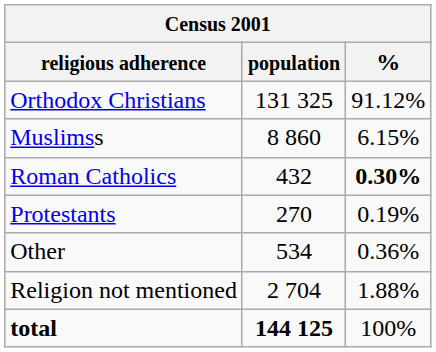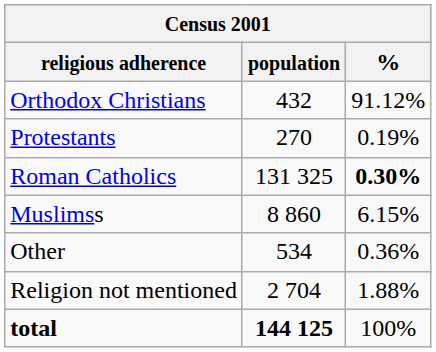(294, 99) 131 325 -> (294, 99) 432
rows swapped: (57, 137) <-> (63, 213)
(294, 175) 432 -> (294, 175) 131 325
